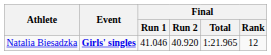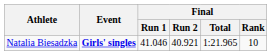(185, 43) 40.920 -> (185, 43) 40.921
(253, 43) 12 -> (253, 43) 10
